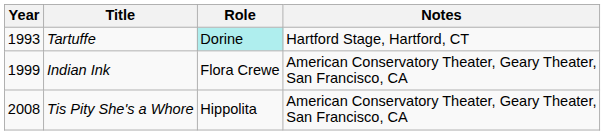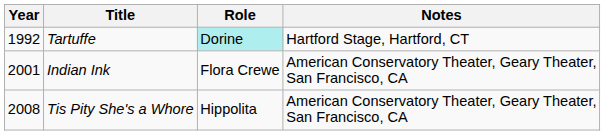(24, 39) 1993 -> (24, 39) 1992
(24, 70) 1999 -> (24, 70) 2001
